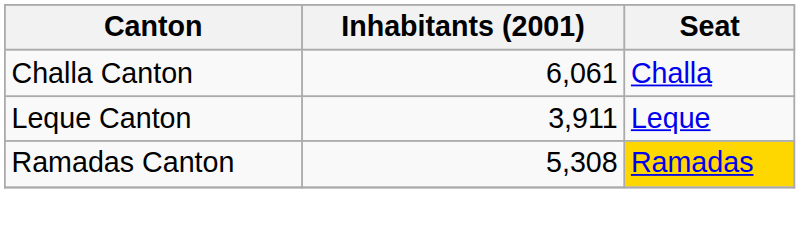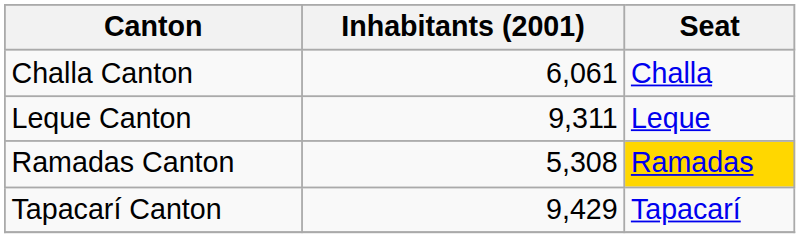(583, 118) 3,911 -> (583, 118) 9,311
+ row: (117, 208)
